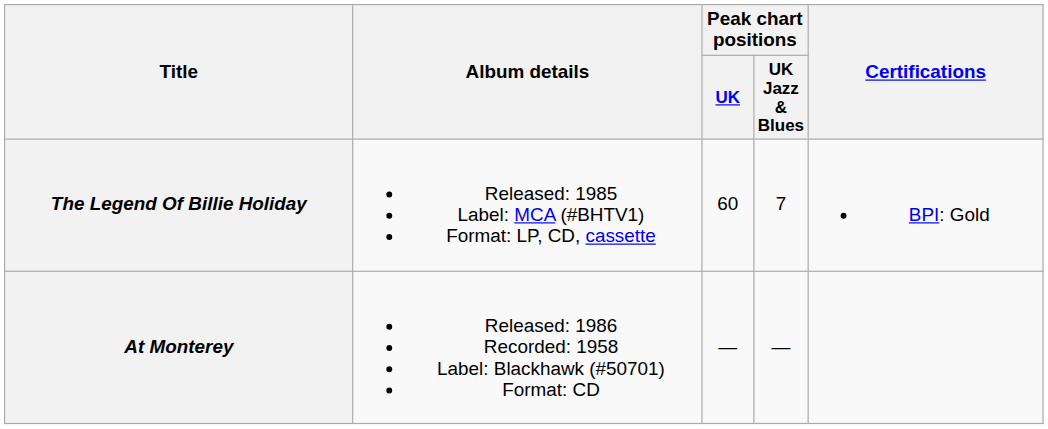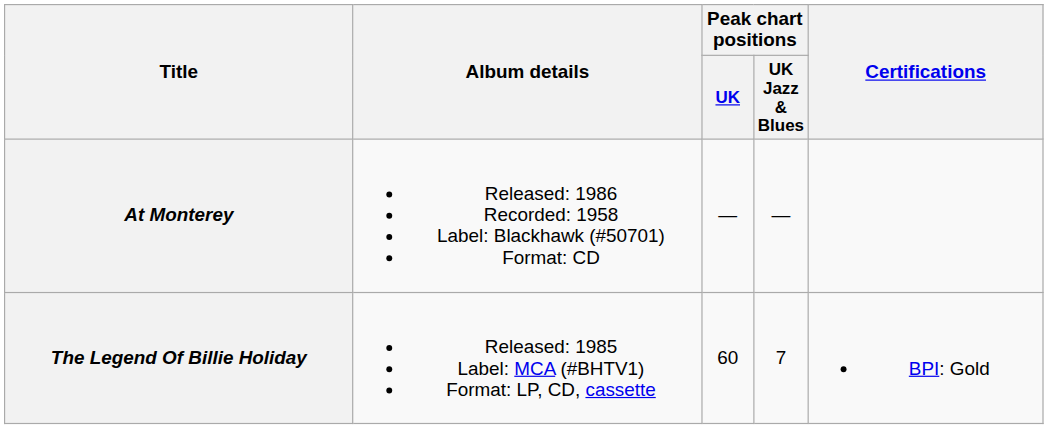rows swapped: (179, 204) <-> (179, 346)
